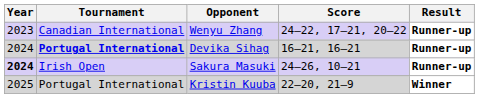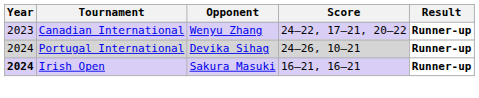(112, 49) bold -> (112, 49) normal
(321, 49) 16–21, 16–21 -> (321, 49) 24–26, 10–21
(321, 67) 24–26, 10–21 -> (321, 67) 16–21, 16–21
- row: (233, 85)
